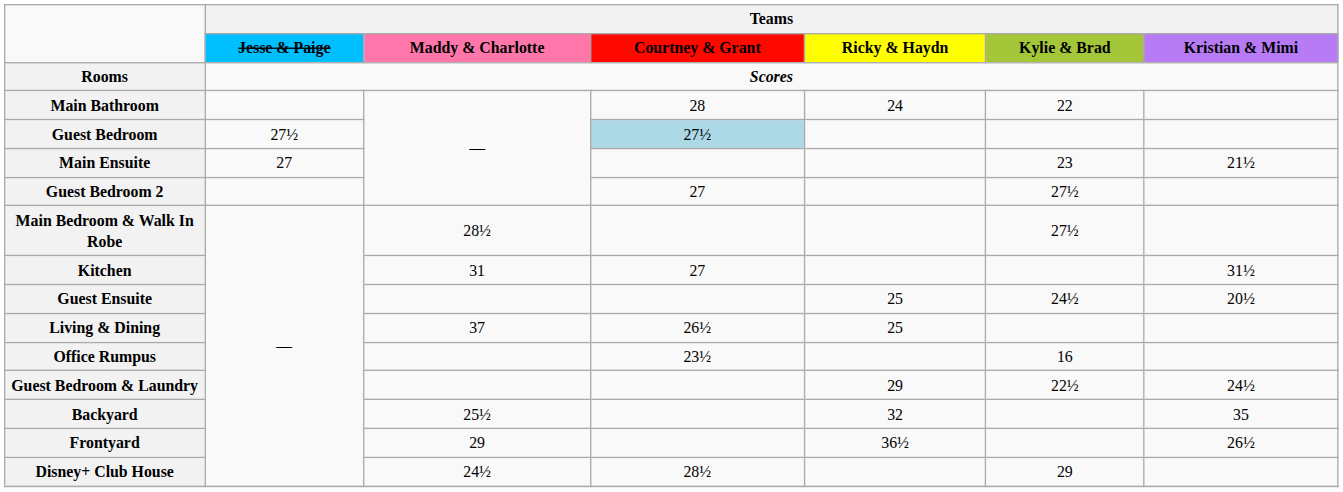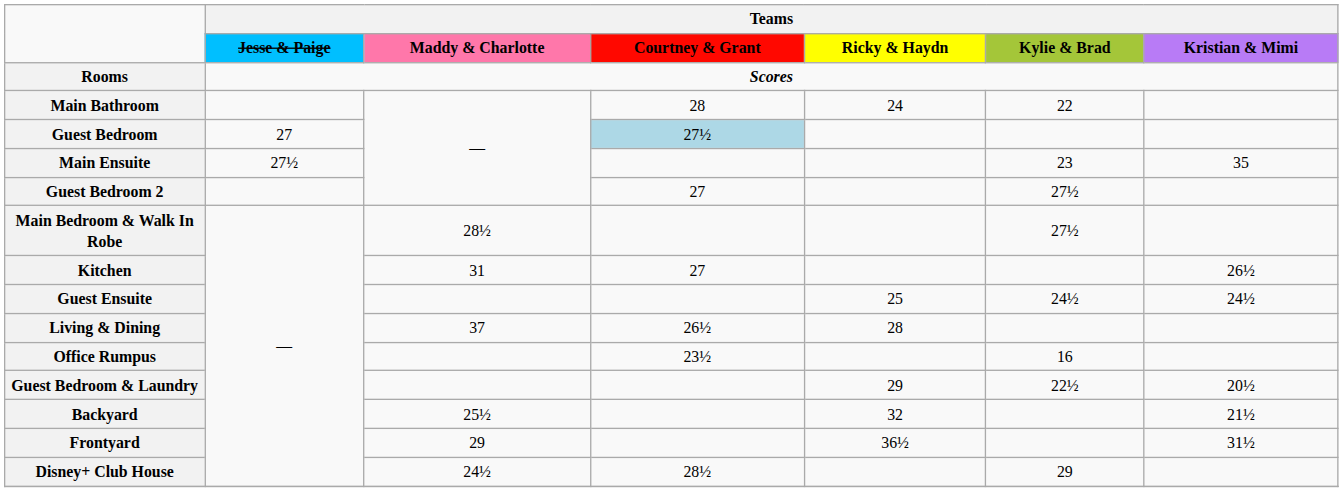(284, 134) 27½ -> (284, 134) 27
(284, 163) 27 -> (284, 163) 27½
(1241, 163) 21½ -> (1241, 163) 35
(1241, 270) 31½ -> (1241, 270) 26½
(1241, 299) 20½ -> (1241, 299) 24½
(895, 328) 25 -> (895, 328) 28
(1241, 385) 24½ -> (1241, 385) 20½
(1241, 414) 35 -> (1241, 414) 21½
(1241, 443) 26½ -> (1241, 443) 31½
